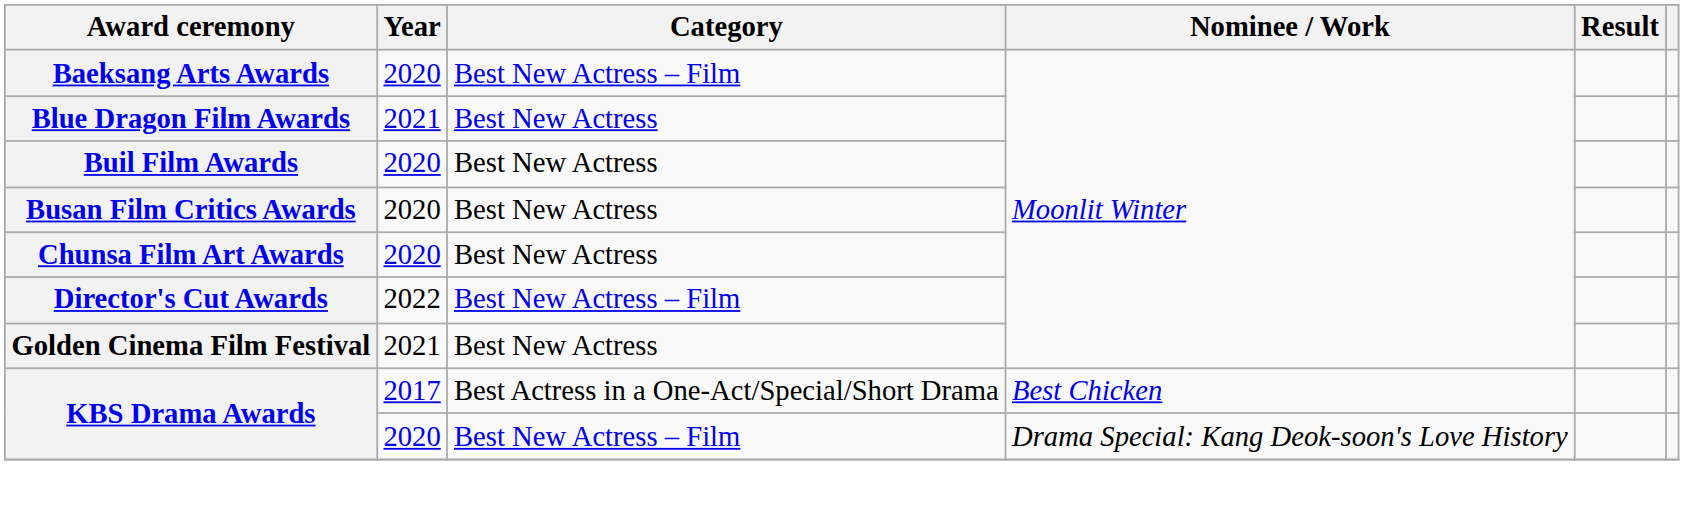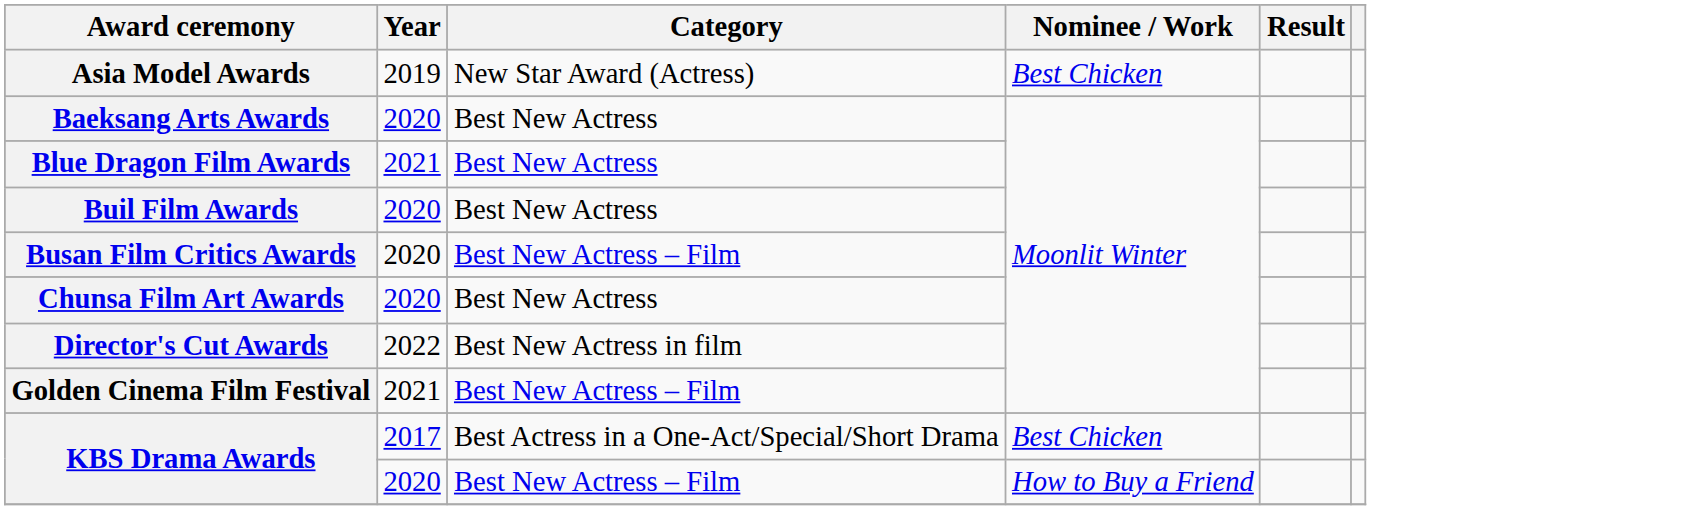+ row: (191, 72)
(597, 72) Best New Actress – Film -> (556, 118) Best New Actress
(556, 208) Best New Actress -> (597, 254) Best New Actress – Film
(597, 299) Best New Actress – Film -> (598, 345) Best New Actress in film
(556, 345) Best New Actress -> (597, 390) Best New Actress – Film
(1290, 436) Drama Special: Kang Deok-soon's Love History -> (1133, 481) How to Buy a Friend
